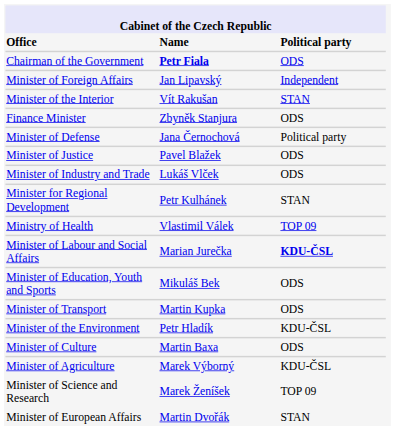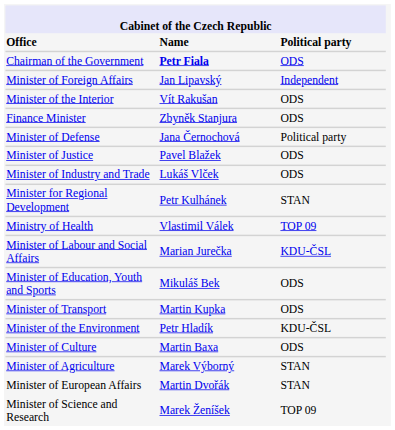(295, 99) STAN -> (292, 99) ODS
(307, 251) bold -> (306, 251) normal
(306, 366) KDU-ČSL -> (295, 366) STAN
rows swapped: (74, 417) <-> (62, 391)
